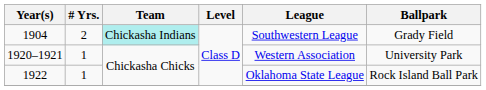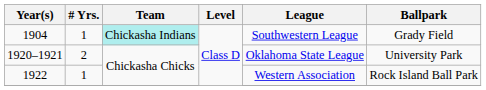(84, 35) 2 -> (84, 35) 1
(84, 55) 1 -> (84, 55) 2
(305, 55) Western Association -> (305, 55) Oklahoma State League
(305, 75) Oklahoma State League -> (305, 75) Western Association
